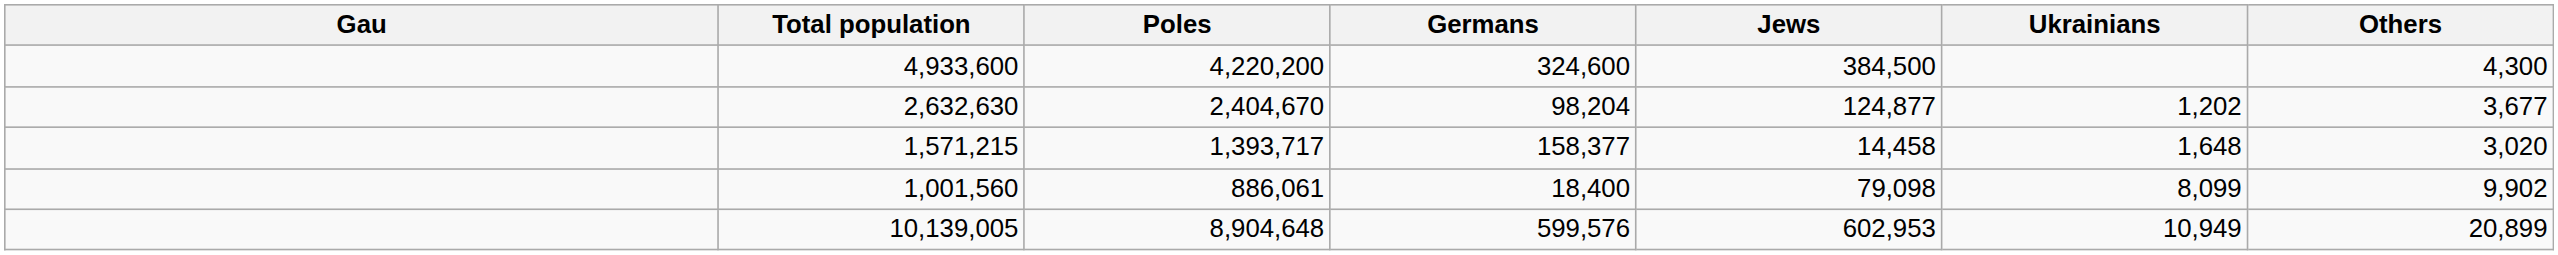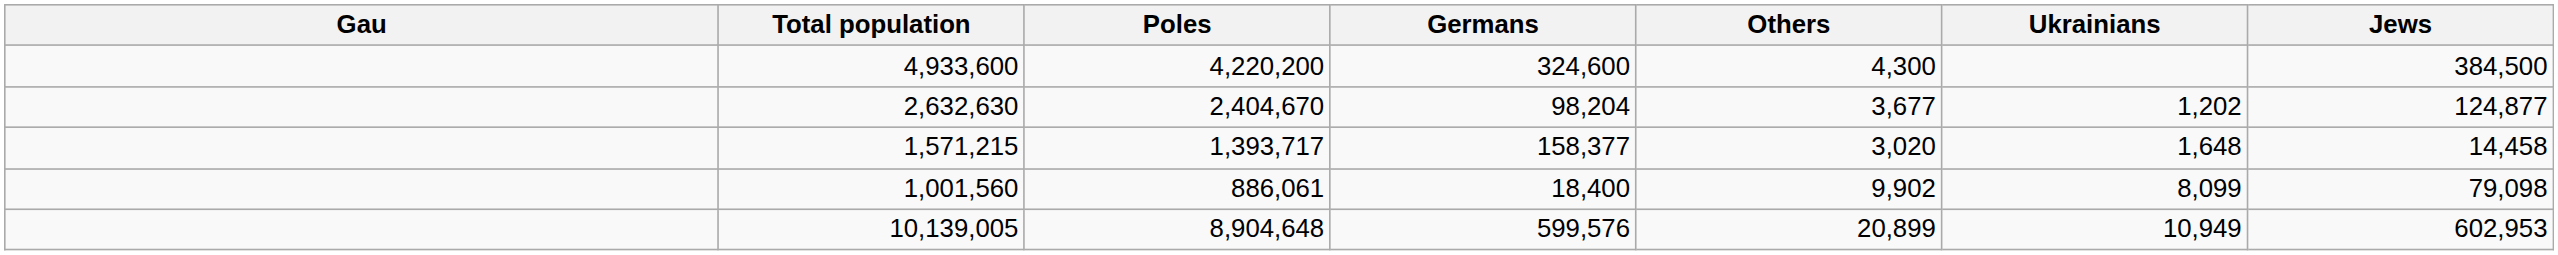columns swapped: (1789, 24) <-> (2401, 24)
